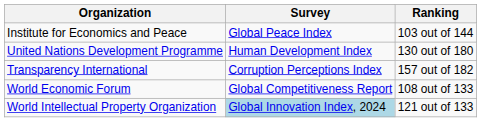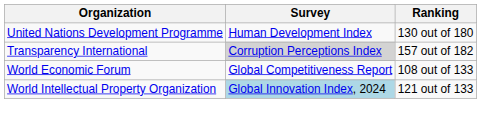- row: (97, 32)
(305, 70) no background -> (305, 51) lightgrey background
